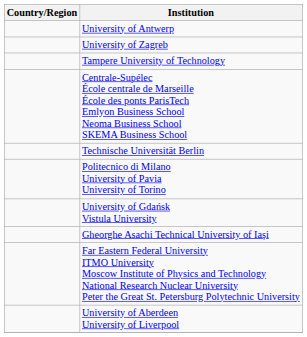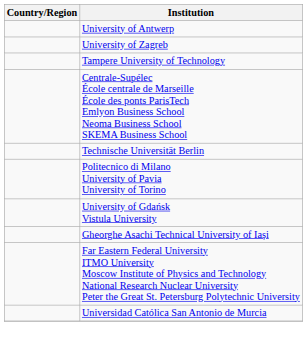+ row: (174, 313)
- row: (131, 319)
